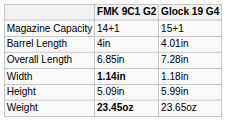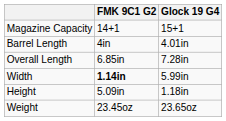(175, 76) 1.18in -> (175, 76) 5.99in
(175, 92) 5.99in -> (175, 92) 1.18in
(115, 108) bold -> (115, 108) normal
